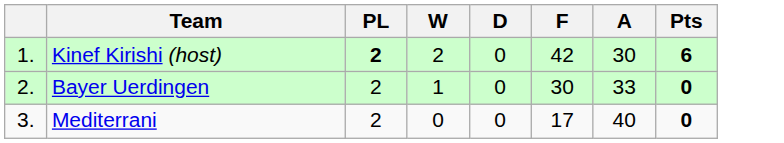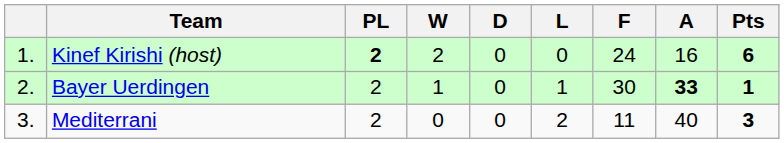+ column: (562, 21)
(562, 54) 42 -> (624, 54) 24
(624, 54) 30 -> (686, 54) 16
(624, 87) normal -> (686, 87) bold
(686, 87) 0 -> (748, 87) 1
(562, 120) 17 -> (624, 120) 11
(686, 120) 0 -> (748, 120) 3
